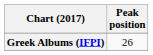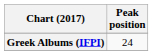(127, 42) 26 -> (127, 42) 24
